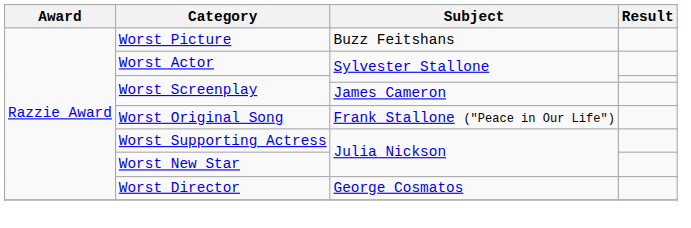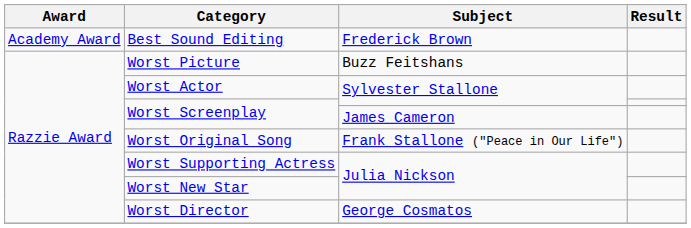+ row: (205, 40)
